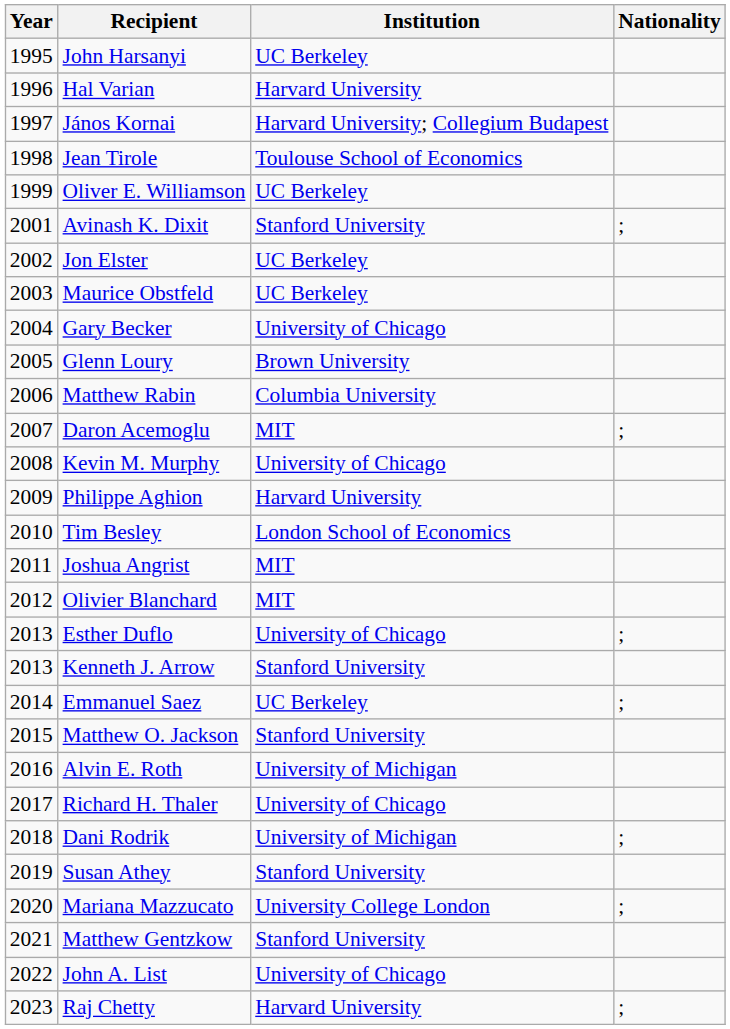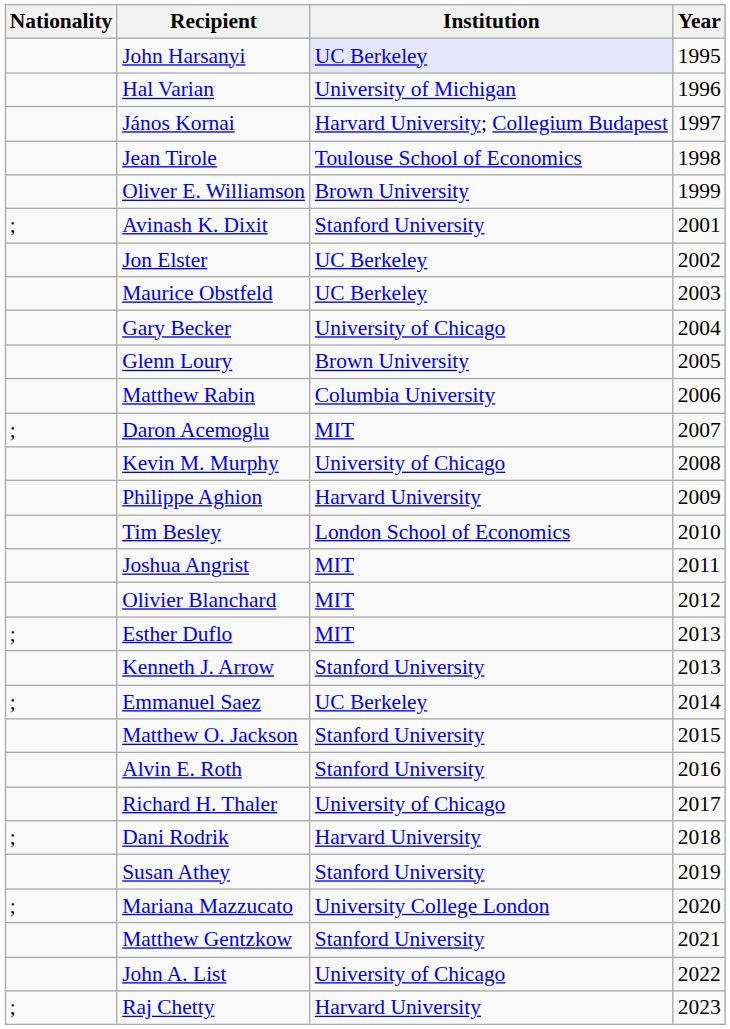columns swapped: (31, 21) <-> (669, 21)
(312, 55) no background -> (371, 55) lavender background
(338, 89) Harvard University -> (415, 89) University of Michigan
(312, 191) UC Berkeley -> (392, 191) Brown University
(351, 633) University of Chicago -> (334, 633) MIT
(356, 769) University of Michigan -> (400, 769) Stanford University
(356, 837) University of Michigan -> (398, 837) Harvard University
